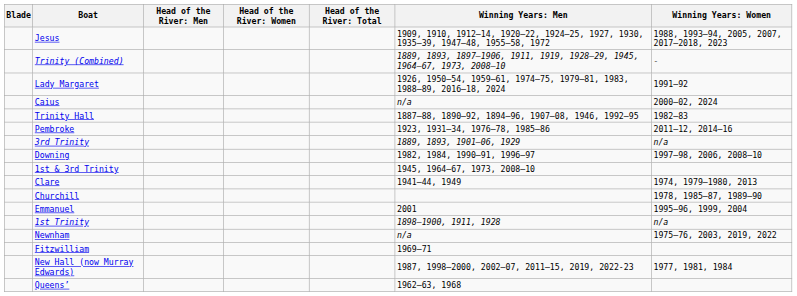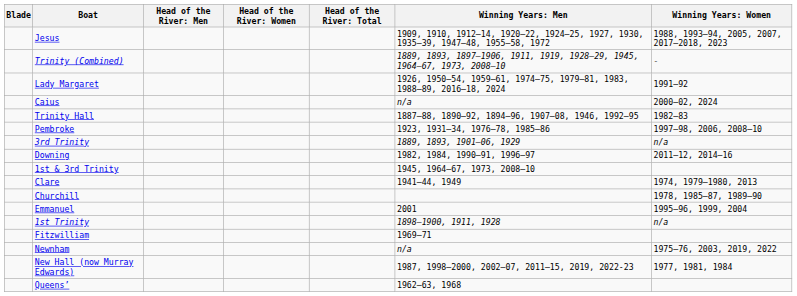(693, 129) 2011–12, 2014–16 -> (708, 129) 1997–98, 2006, 2008–10
(708, 156) 1997–98, 2006, 2008–10 -> (693, 156) 2011–12, 2014–16
rows swapped: (52, 236) <-> (62, 249)
